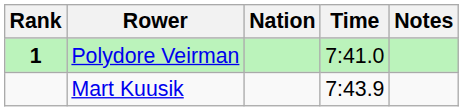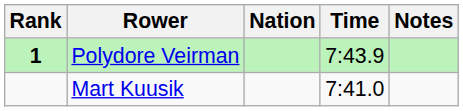(355, 55) 7:41.0 -> (355, 55) 7:43.9
(355, 88) 7:43.9 -> (355, 88) 7:41.0
